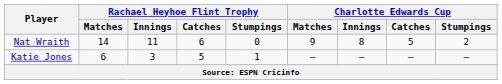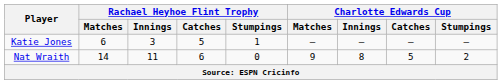rows swapped: (42, 57) <-> (42, 42)
